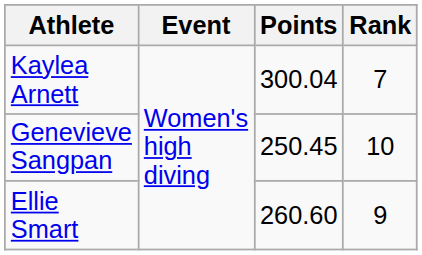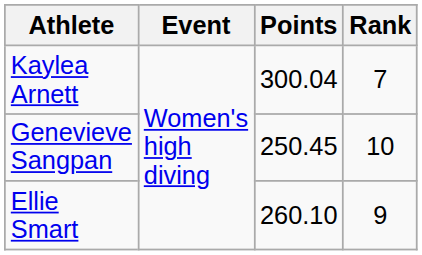(299, 216) 260.60 -> (299, 216) 260.10
